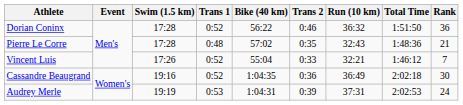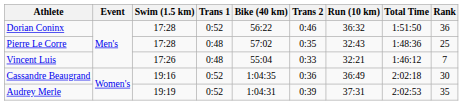(445, 44) 21 -> (445, 44) 25
(215, 60) 0:52 -> (215, 60) 0:48
(215, 92) 0:53 -> (215, 92) 0:52
(445, 92) 24 -> (445, 92) 35
